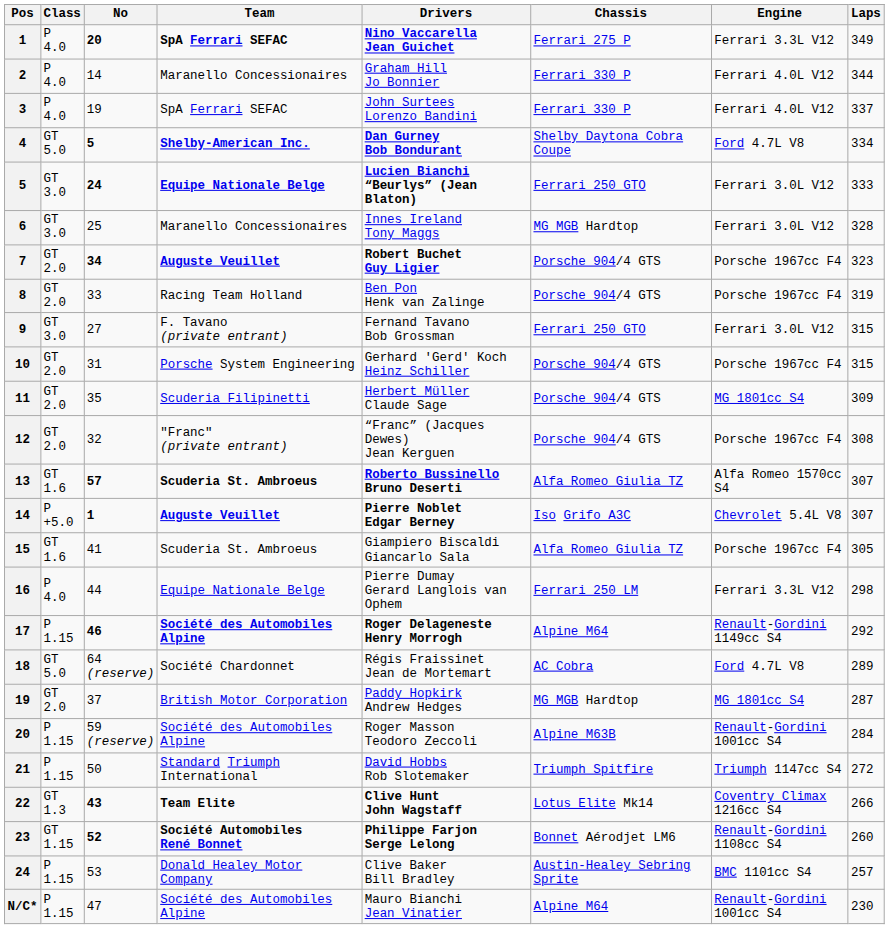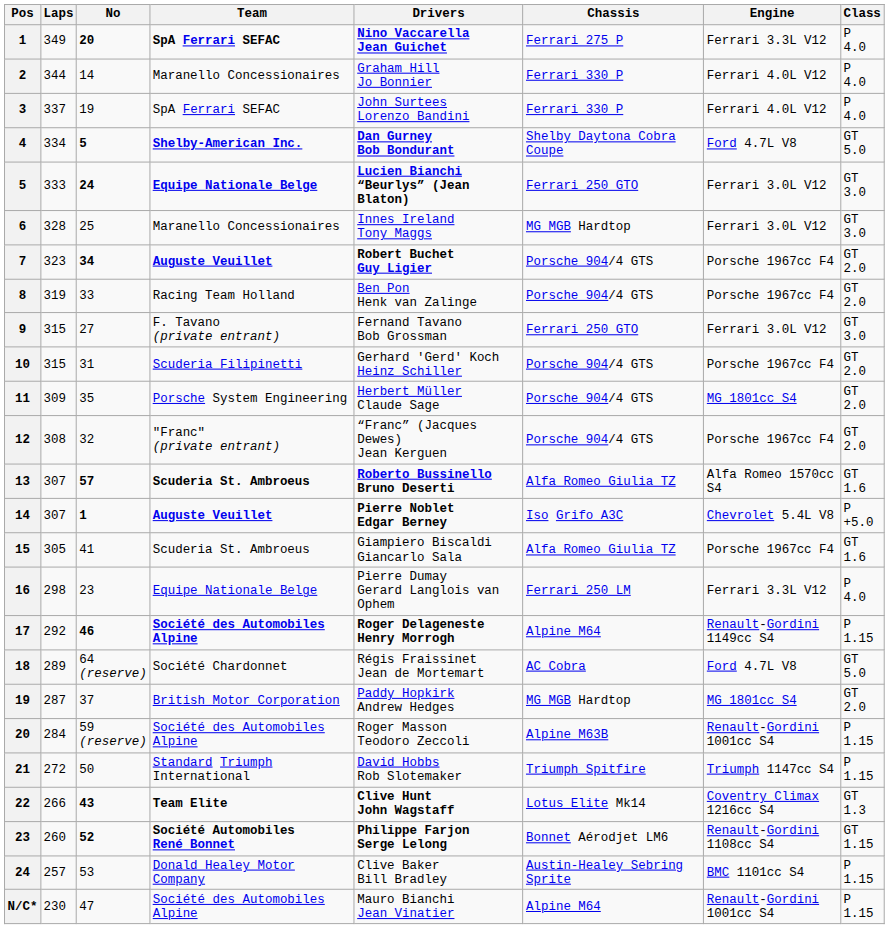columns swapped: (62, 15) <-> (866, 15)
(257, 365) Porsche System Engineering -> (228, 365) Scuderia Filipinetti
(235, 399) Scuderia Filipinetti -> (250, 399) Porsche System Engineering
(94, 592) 44 -> (87, 592) 23
